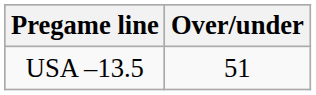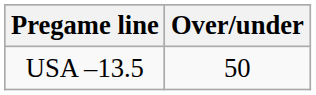(237, 67) 51 -> (237, 67) 50
